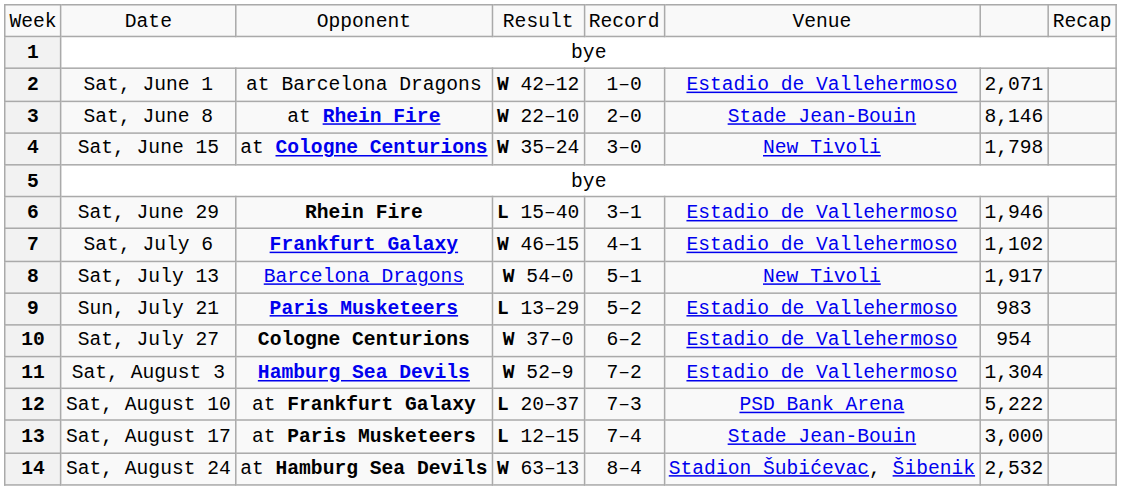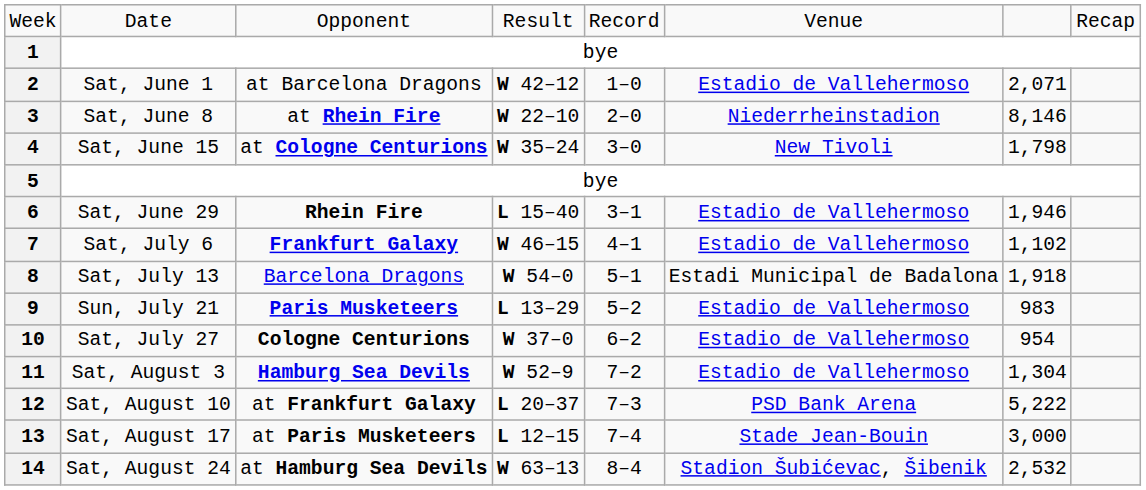(822, 117) Stade Jean-Bouin -> (834, 117) Niederrheinstadion
(822, 277) New Tivoli -> (834, 277) Estadi Municipal de Badalona
(1014, 277) 1,917 -> (1037, 277) 1,918
